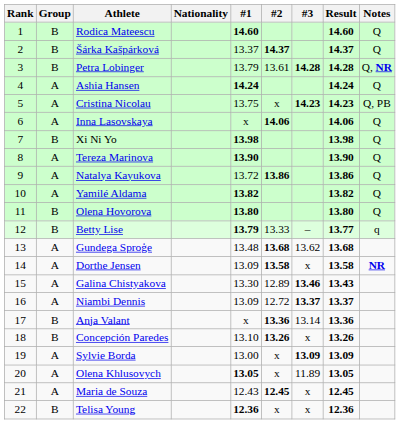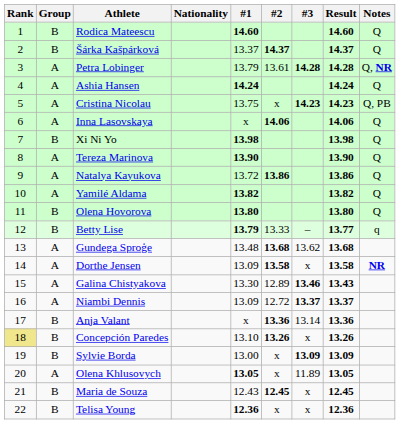(55, 67) B -> (55, 67) A
(20, 337) no background -> (20, 337) khaki background
(55, 355) A -> (55, 355) B
(55, 391) A -> (55, 391) B
